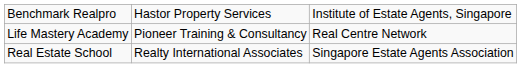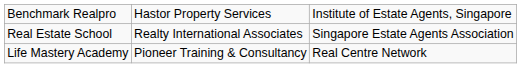rows swapped: (68, 33) <-> (60, 53)
